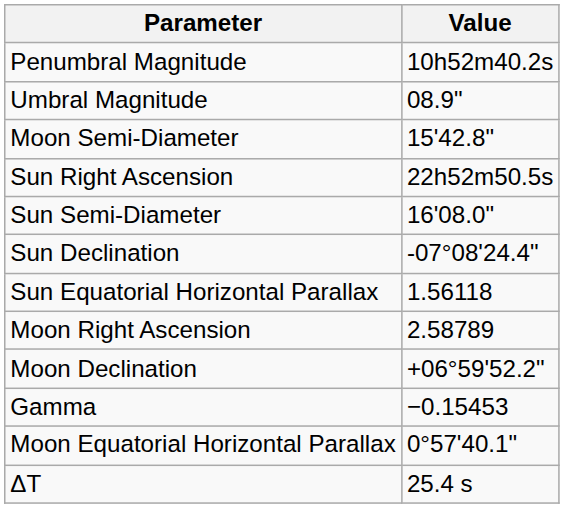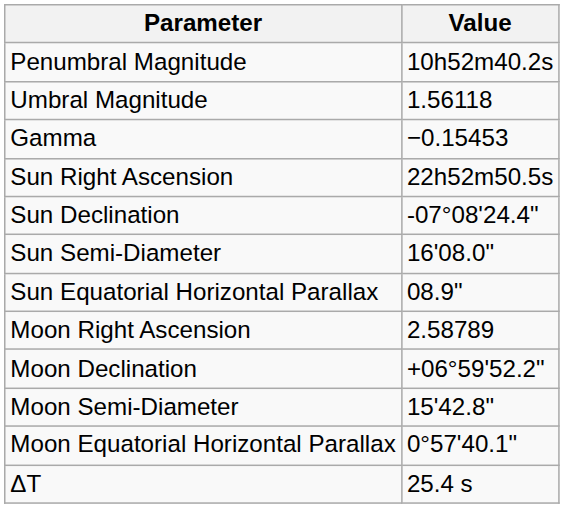(435, 100) 08.9" -> (450, 100) 1.56118
rows swapped: (53, 406) <-> (124, 138)
rows swapped: (95, 253) <-> (116, 215)
(450, 291) 1.56118 -> (435, 291) 08.9"
